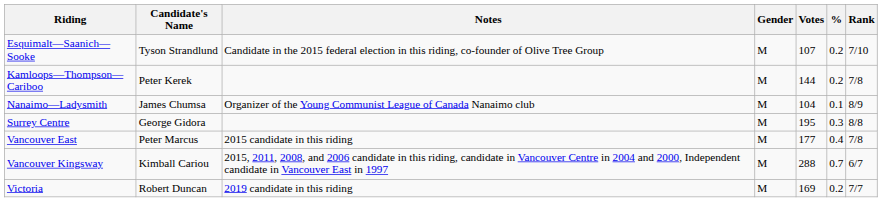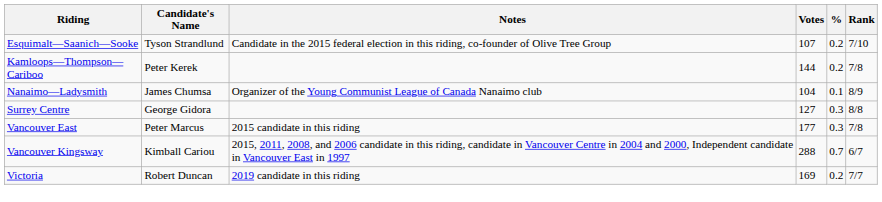- column: (775, 19)
(807, 122) 195 -> (807, 109) 127
(836, 139) 0.4 -> (836, 127) 0.3
